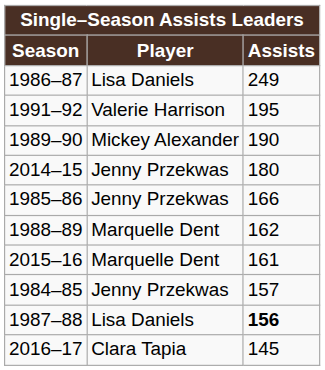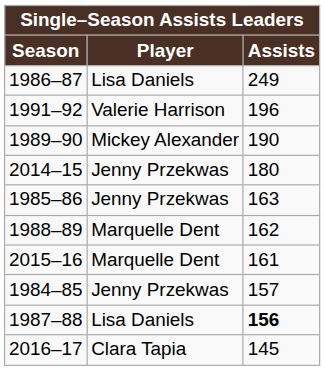(264, 110) 195 -> (264, 110) 196
(264, 200) 166 -> (264, 200) 163
